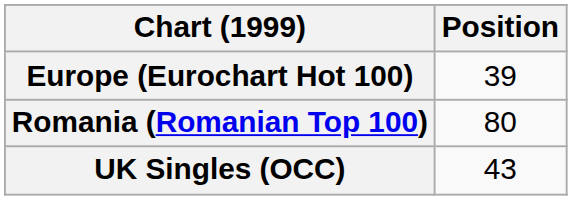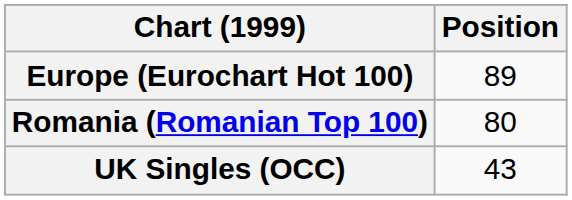(500, 75) 39 -> (500, 75) 89
